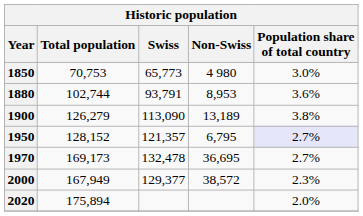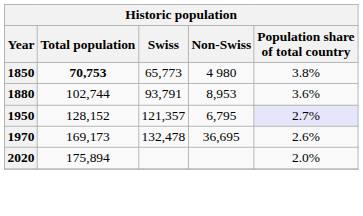(88, 72) normal -> (88, 72) bold
(306, 72) 3.0% -> (306, 72) 3.8%
- row: (21, 115)
(306, 158) 2.7% -> (306, 136) 2.6%
- row: (21, 179)
